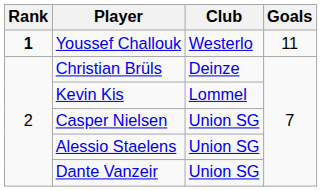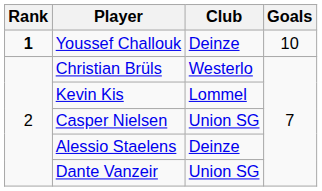(221, 43) Westerlo -> (214, 43) Deinze
(290, 43) 11 -> (290, 43) 10
(214, 69) Deinze -> (221, 69) Westerlo
(224, 146) Union SG -> (214, 146) Deinze
